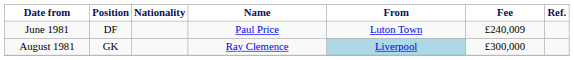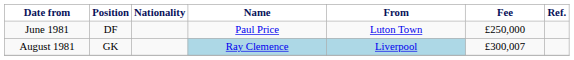(505, 30) £240,009 -> (505, 30) £250,000
(257, 47) no background -> (257, 47) lightblue background
(505, 47) £300,000 -> (505, 47) £300,007
